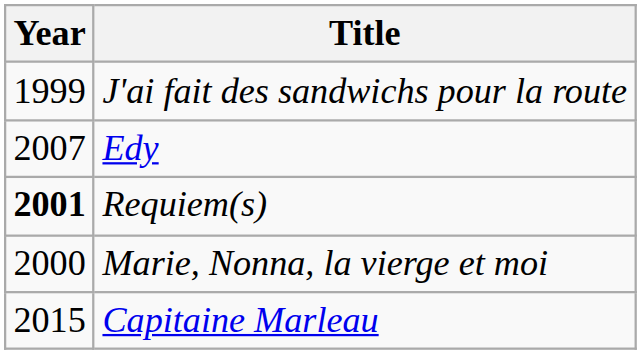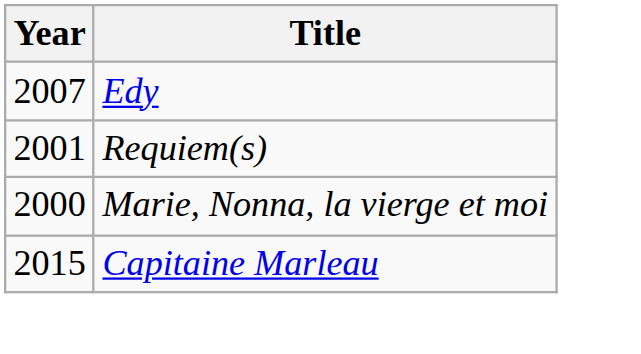- row: (365, 90)
(50, 205) bold -> (50, 147) normal
